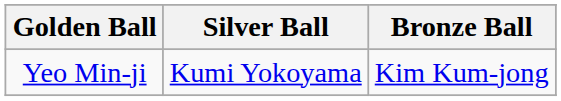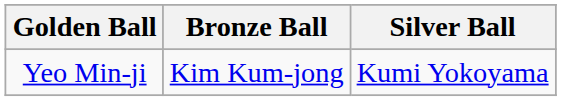columns swapped: (266, 26) <-> (462, 26)
